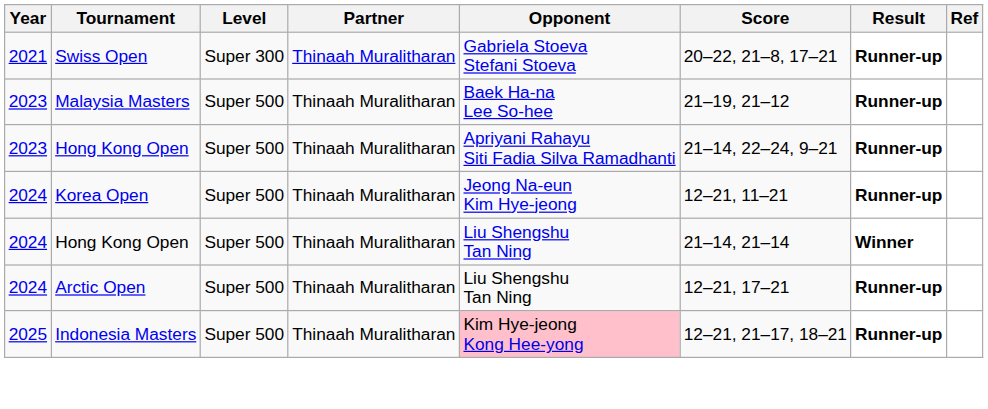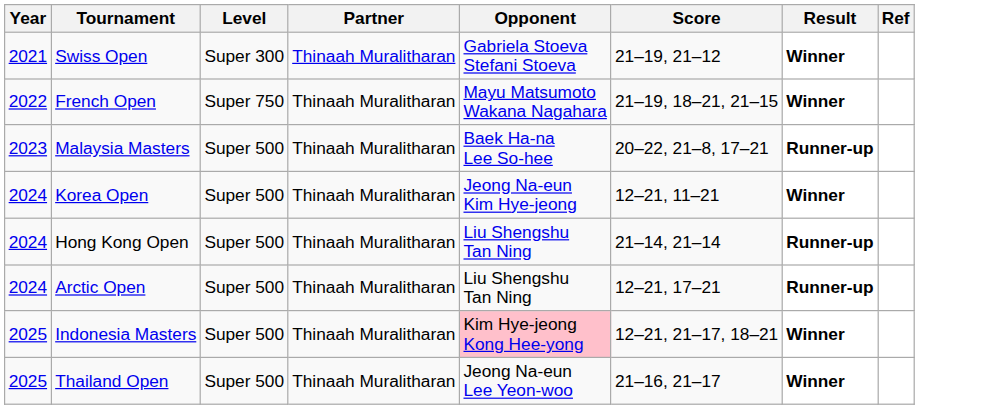(761, 56) 20–22, 21–8, 17–21 -> (668, 56) 21–19, 21–12
(899, 56) Runner-up -> (815, 56) Winner
+ row: (28, 102)
(737, 102) 21–19, 21–12 -> (692, 149) 20–22, 21–8, 17–21
- row: (28, 149)
(899, 195) Runner-up -> (815, 195) Winner
(884, 242) Winner -> (830, 242) Runner-up
(899, 335) Runner-up -> (815, 335) Winner
+ row: (28, 381)
